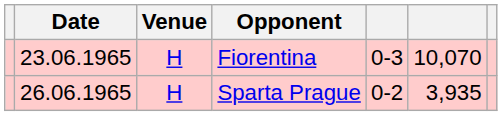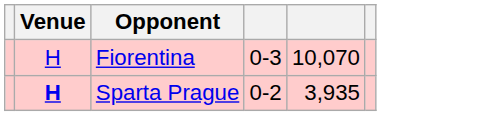- column: (76, 22)
(174, 92) normal -> (53, 92) bold
